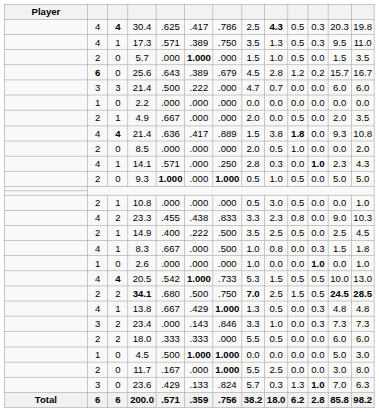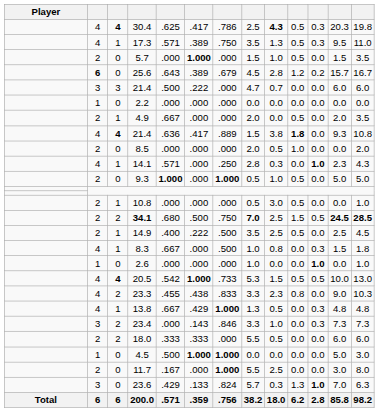rows swapped: (98, 294) <-> (98, 218)
